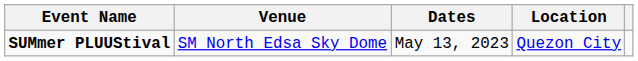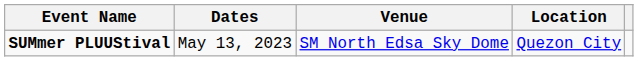columns swapped: (452, 18) <-> (282, 18)
